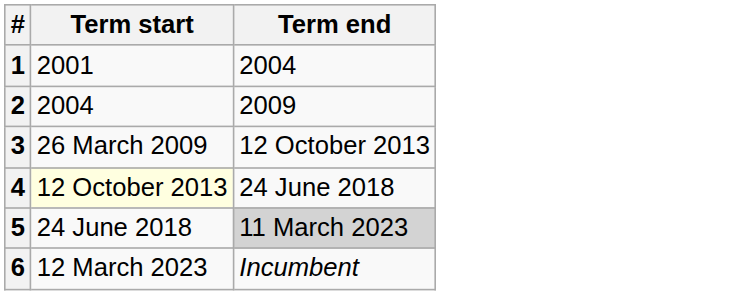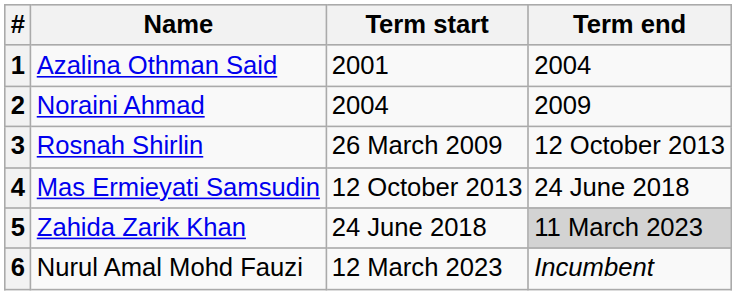+ column: (178, 24)
(132, 187) lightyellow background -> (427, 187) no background
